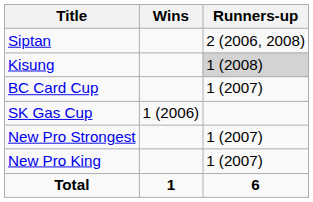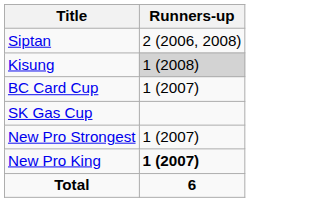- column: (171, 16)
(234, 161) normal -> (171, 161) bold
